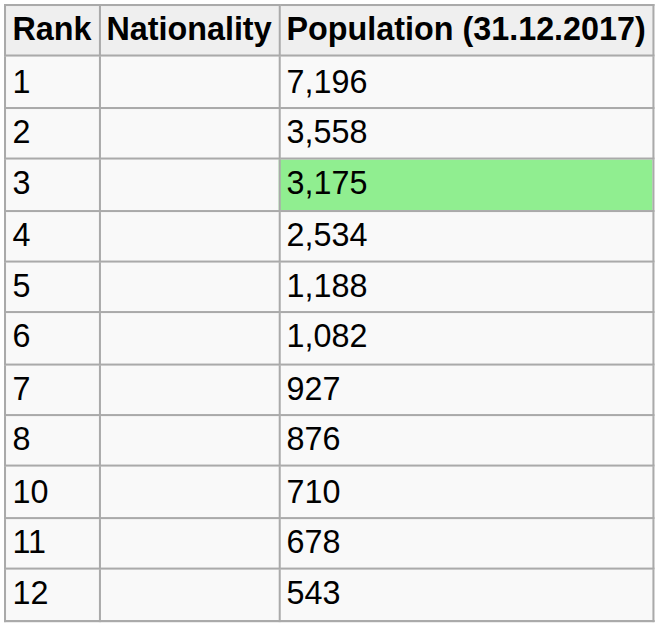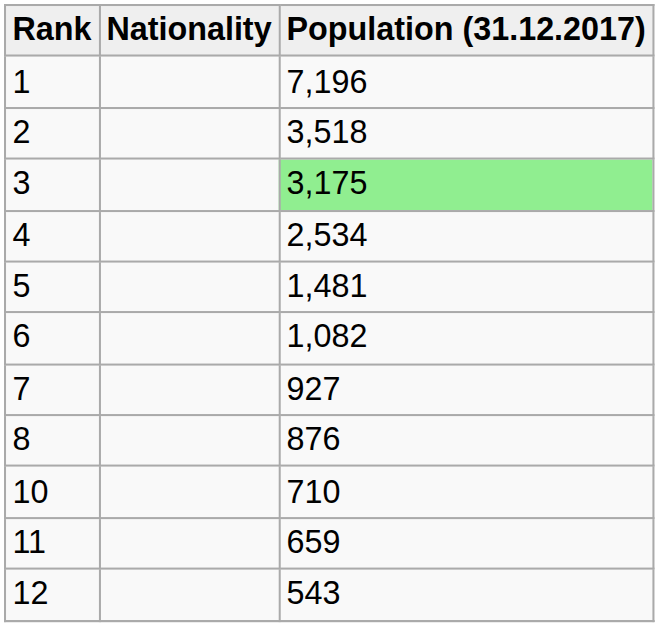(327, 132) 3,558 -> (327, 132) 3,518
(327, 286) 1,188 -> (327, 286) 1,481
(313, 542) 678 -> (313, 542) 659
